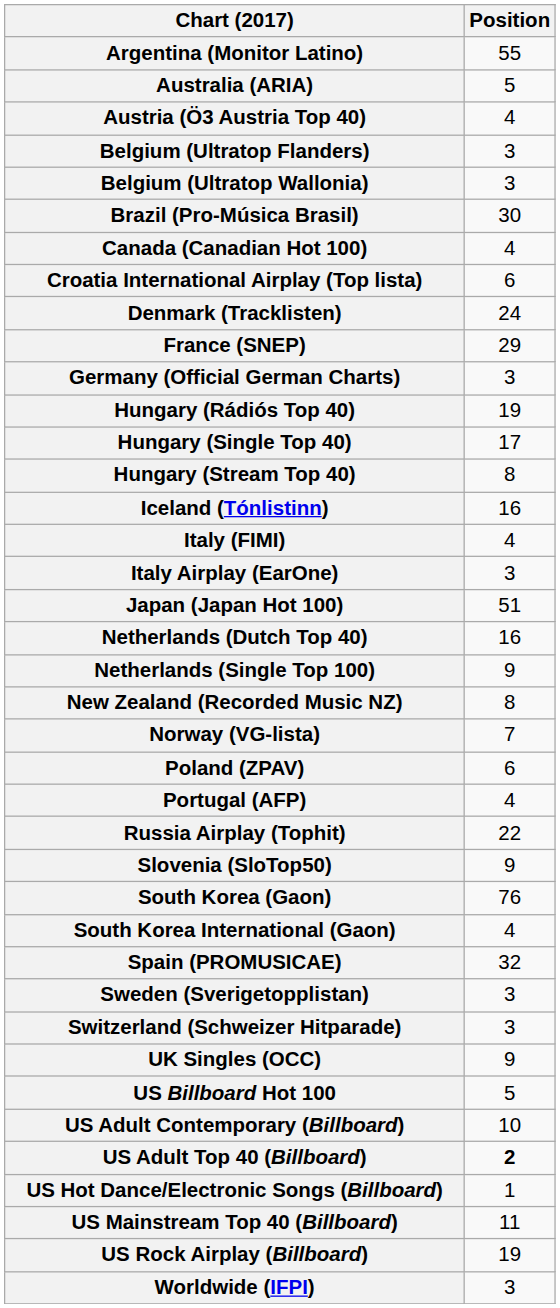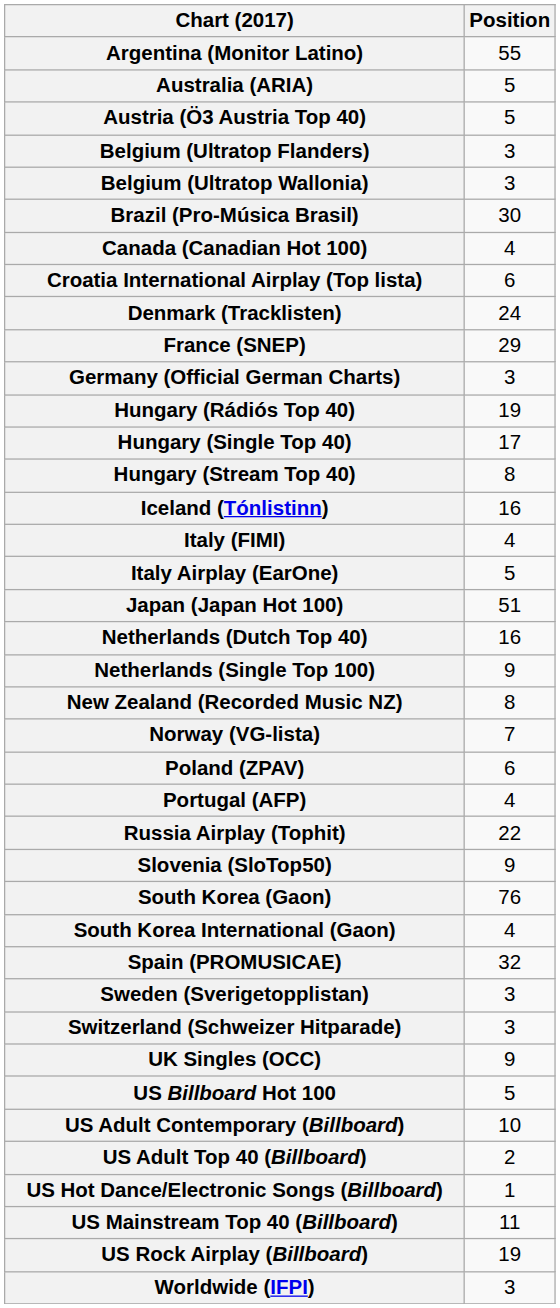(510, 118) 4 -> (510, 118) 5
(510, 572) 3 -> (510, 572) 5
(510, 1157) bold -> (510, 1157) normal
